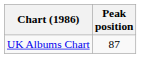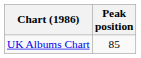(114, 44) 87 -> (114, 44) 85
